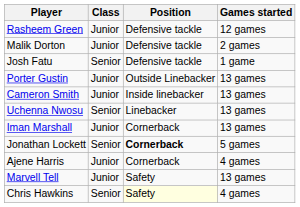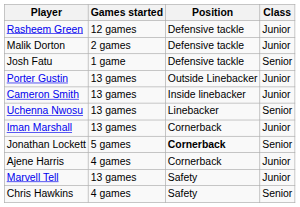columns swapped: (106, 12) <-> (256, 12)
(140, 194) lightyellow background -> (183, 194) no background
